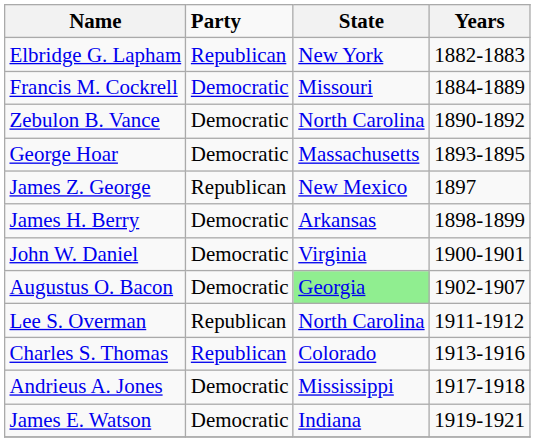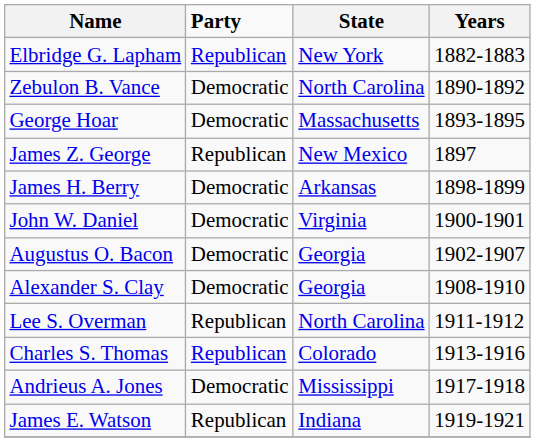- row: (94, 87)
(332, 287) lightgreen background -> (332, 253) no background
+ row: (87, 287)
(240, 420) Democratic -> (239, 420) Republican
